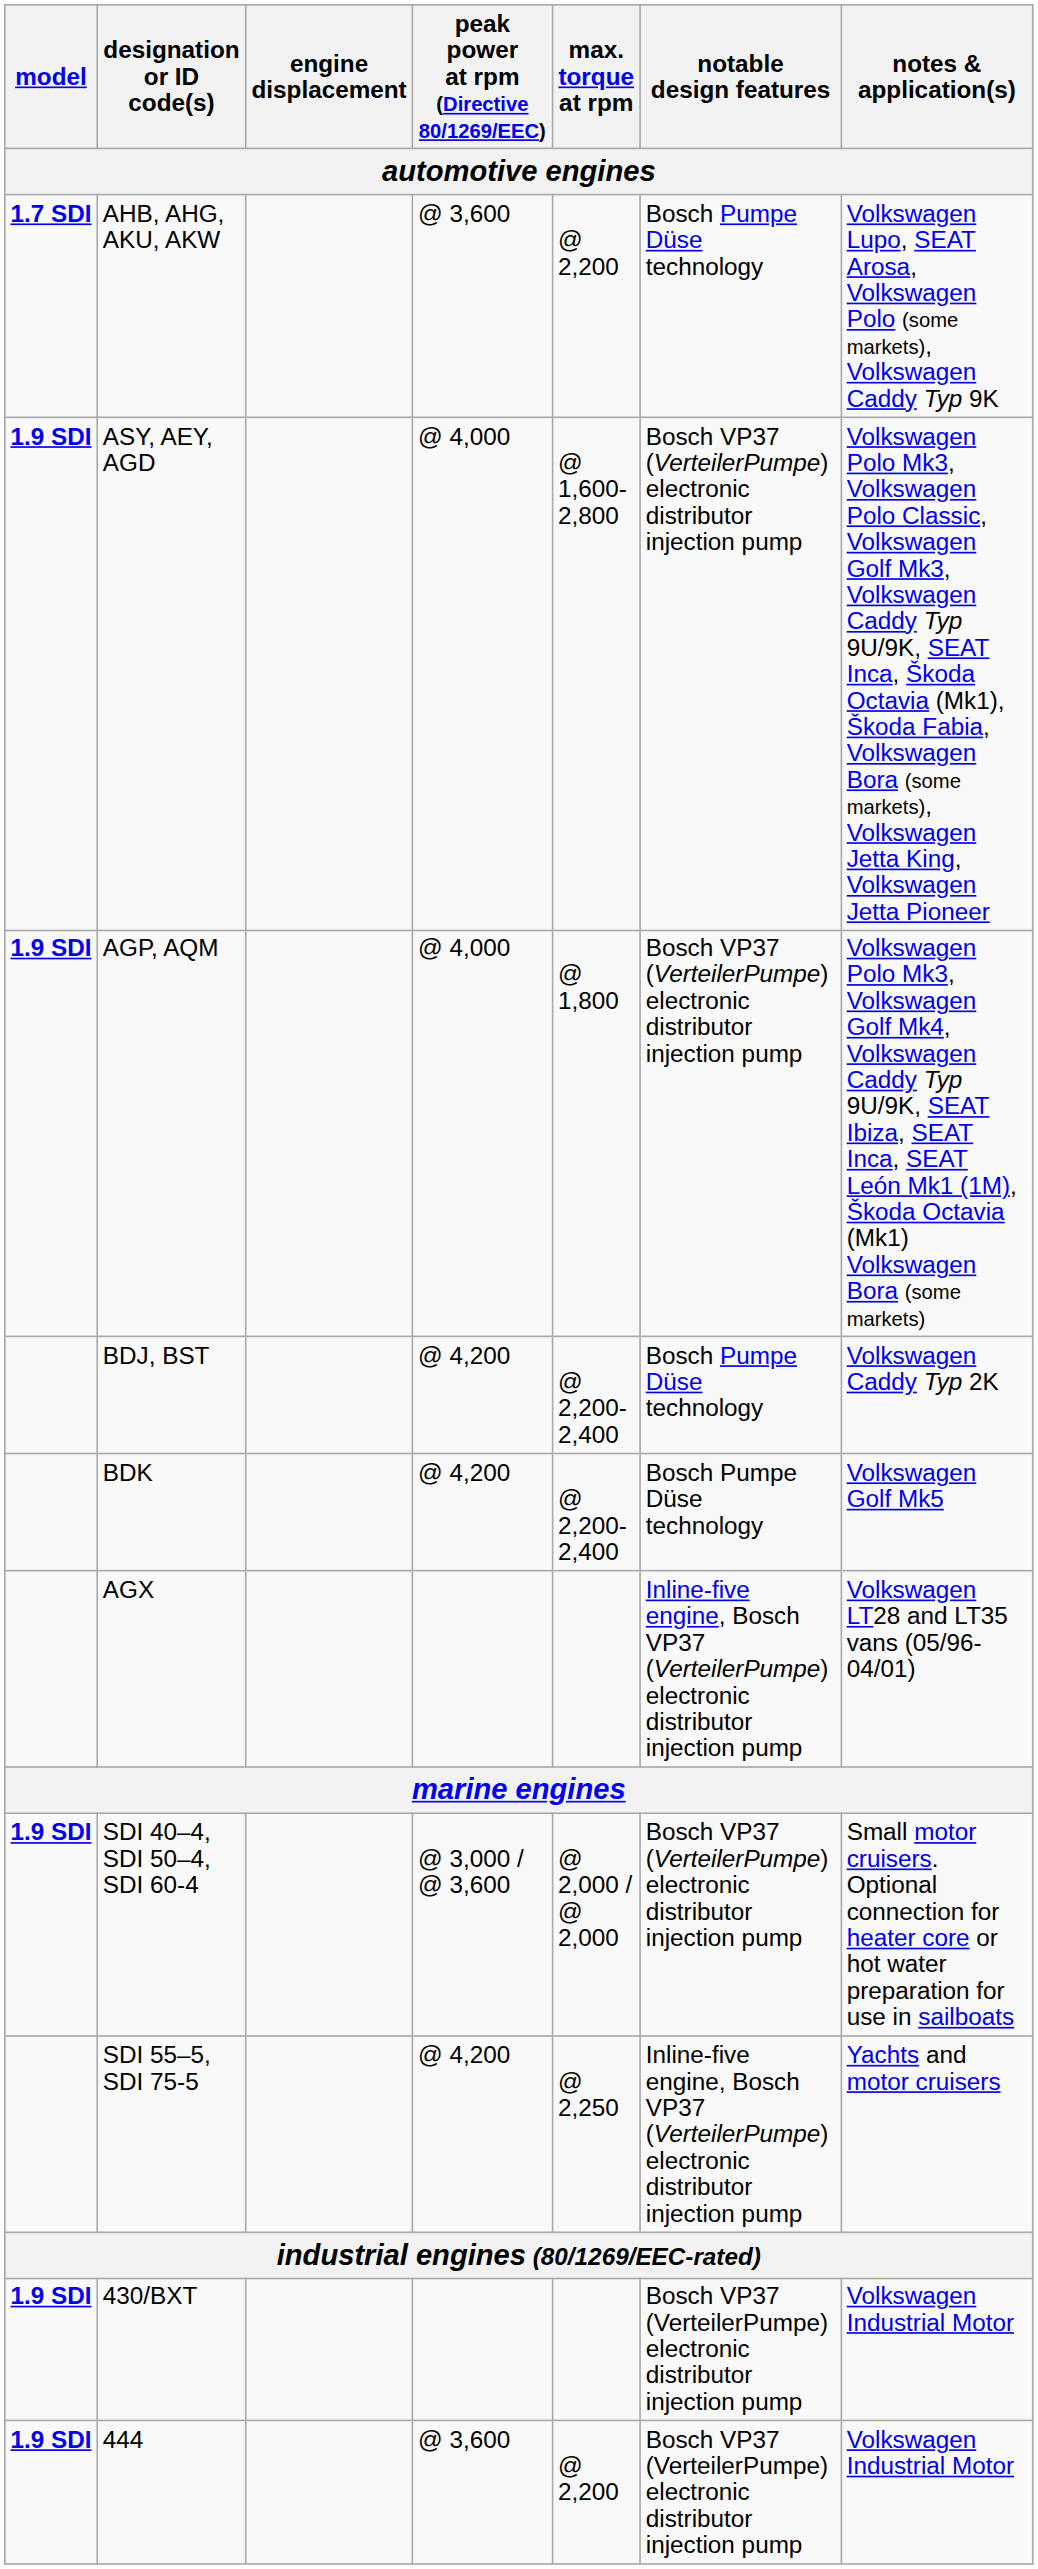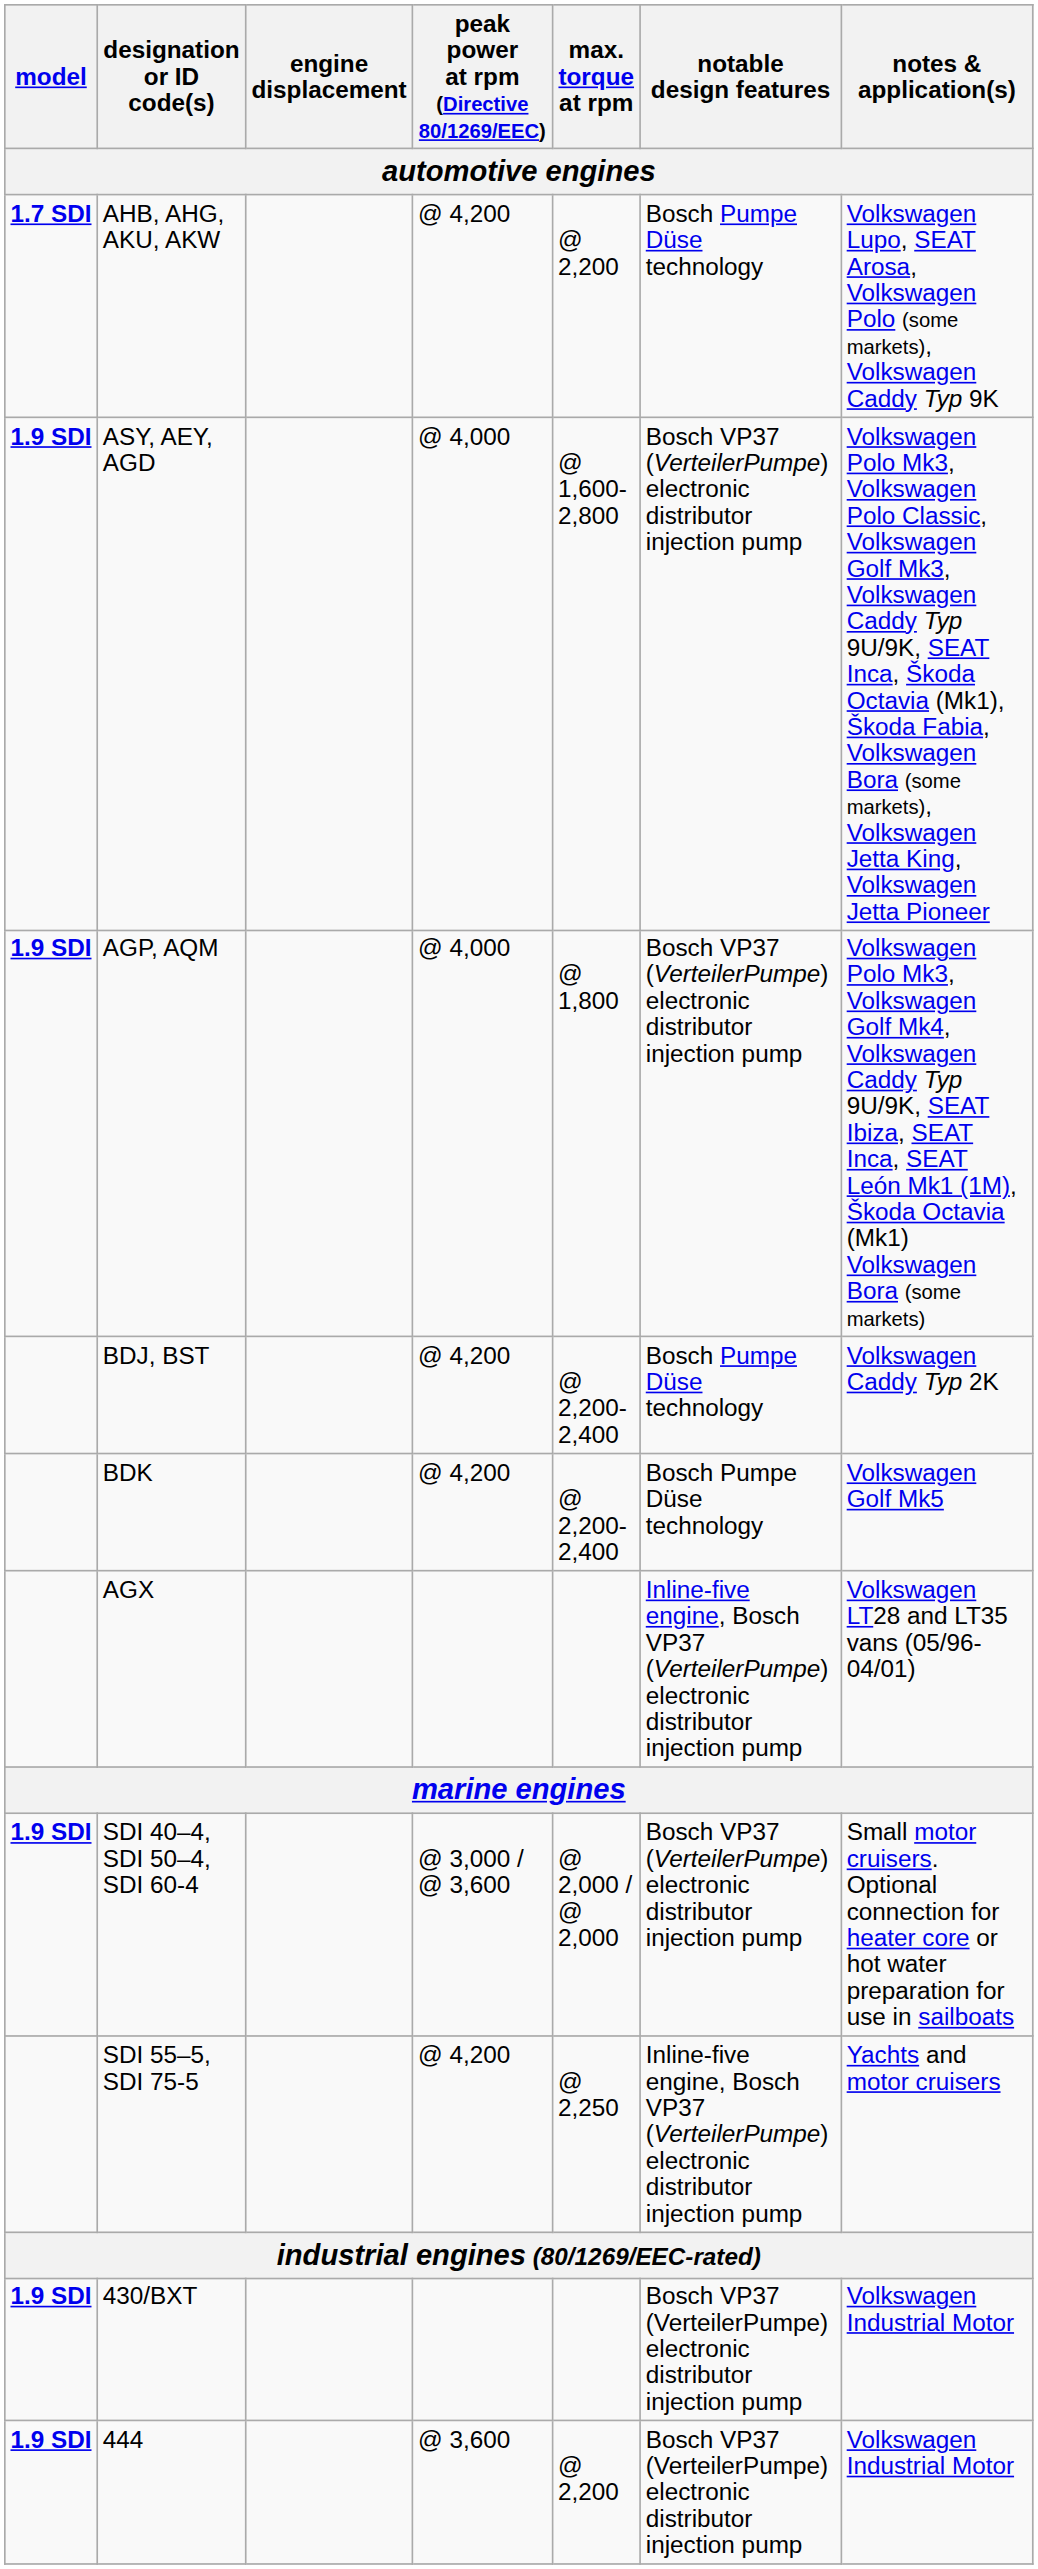(464, 213) @ 3,600 -> (464, 213) @ 4,200
